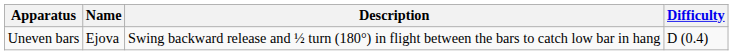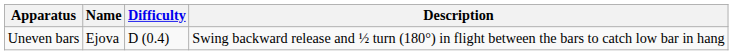columns swapped: (394, 15) <-> (696, 15)
